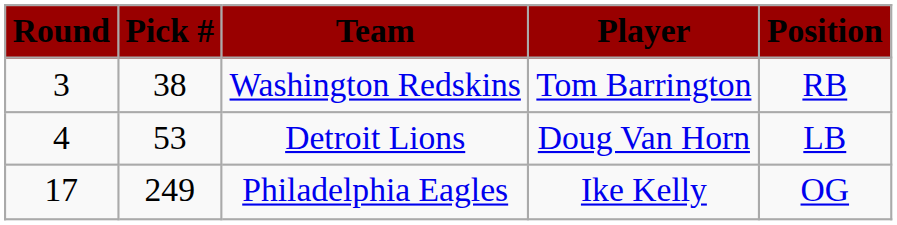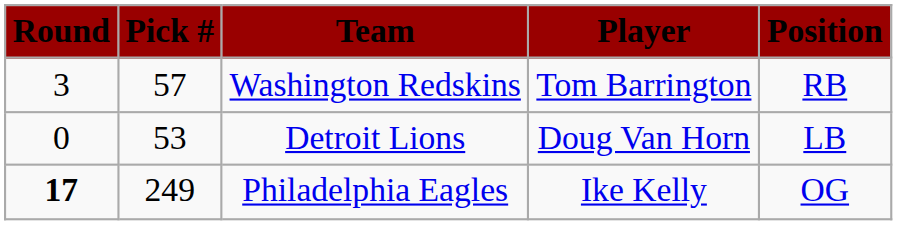(170, 84) 38 -> (170, 84) 57
(61, 137) 4 -> (61, 137) 0
(61, 191) normal -> (61, 191) bold
